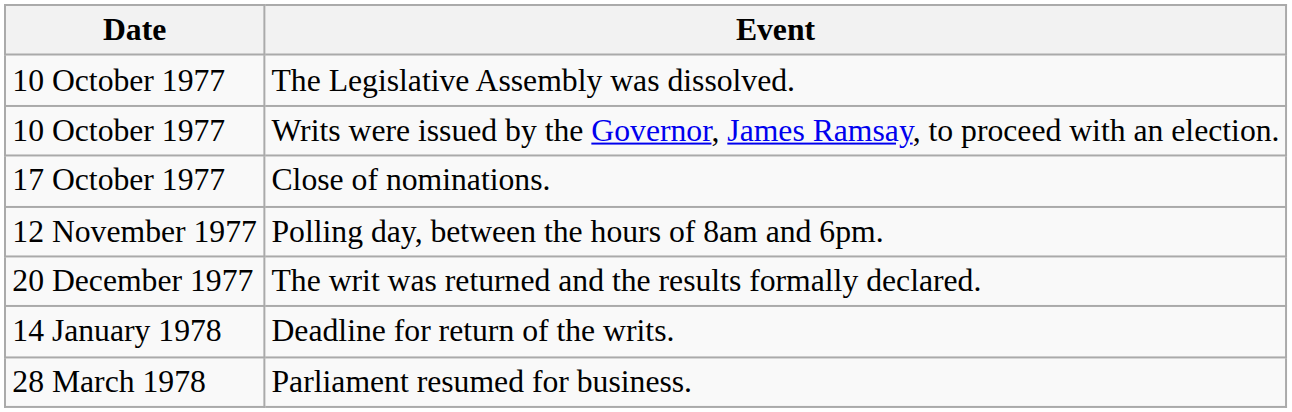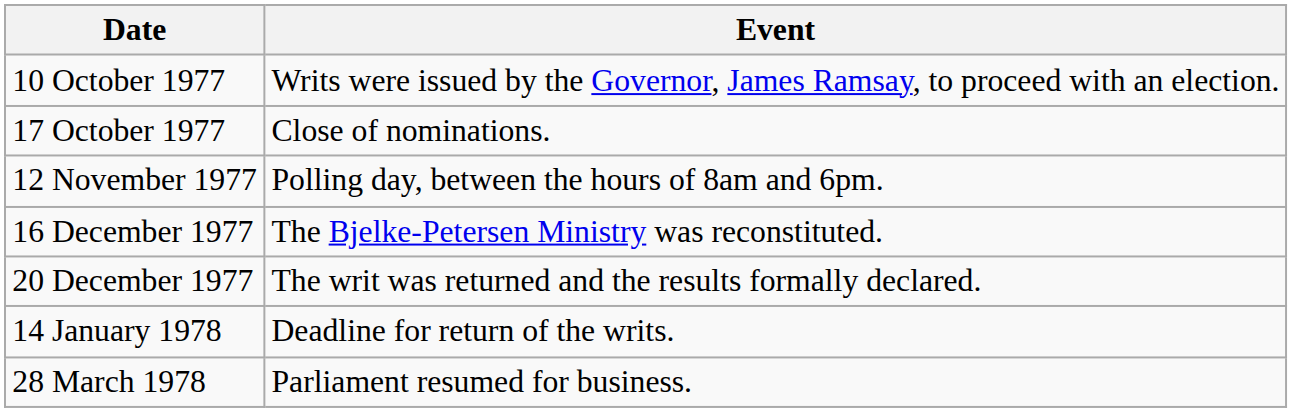- row: (533, 79)
+ row: (577, 230)
